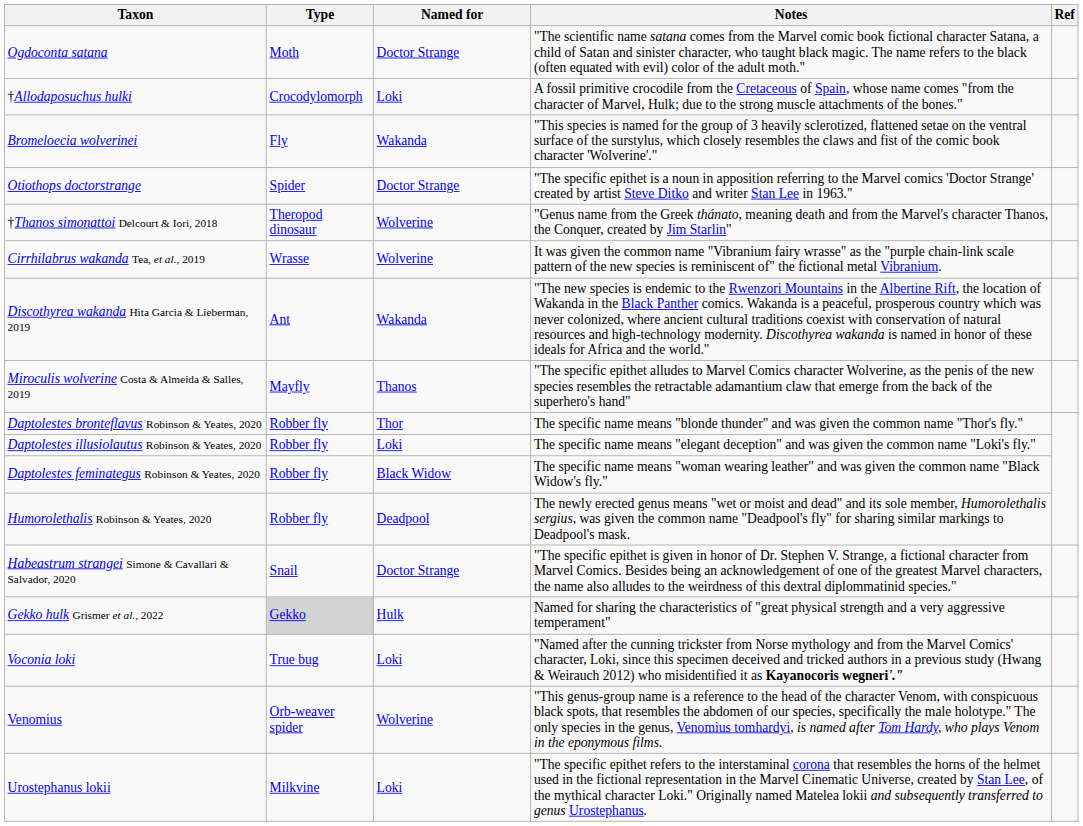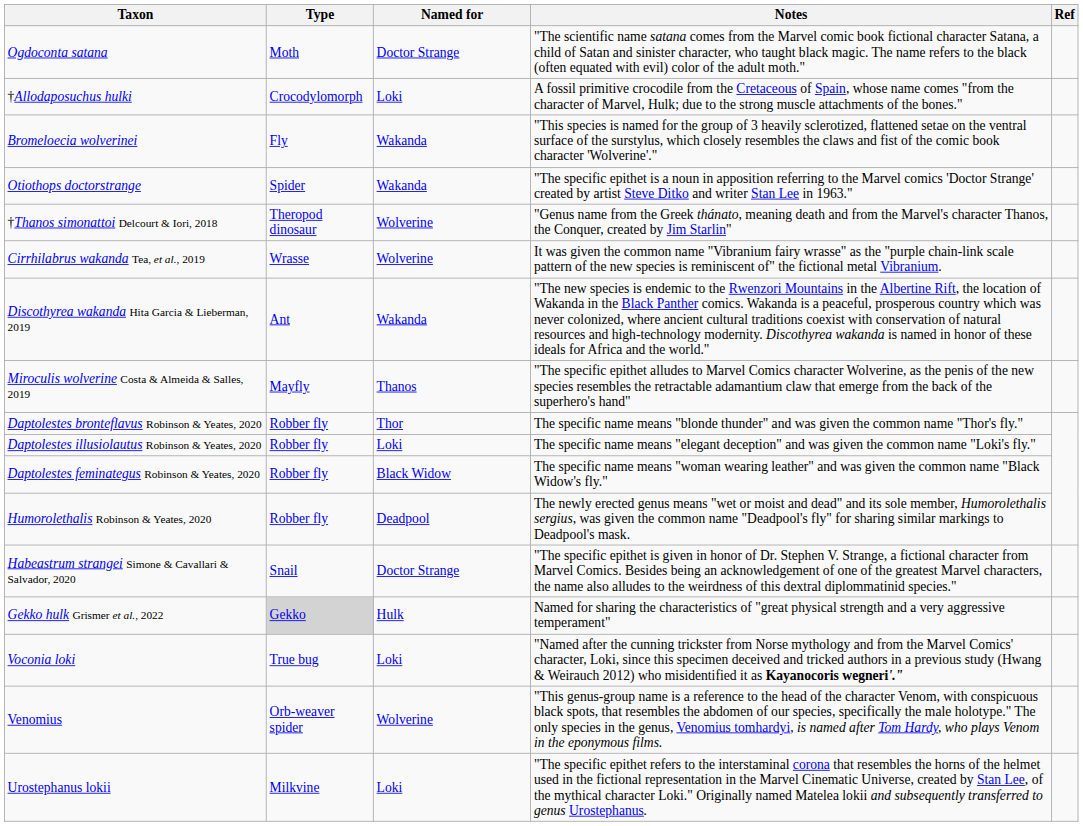(418, 185) Doctor Strange -> (402, 185) Wakanda
